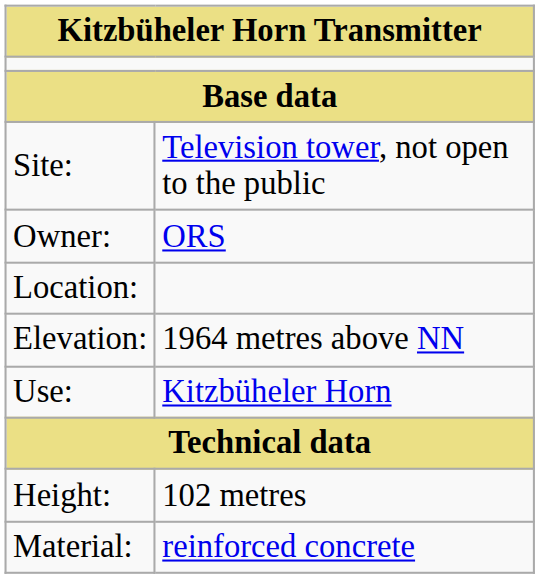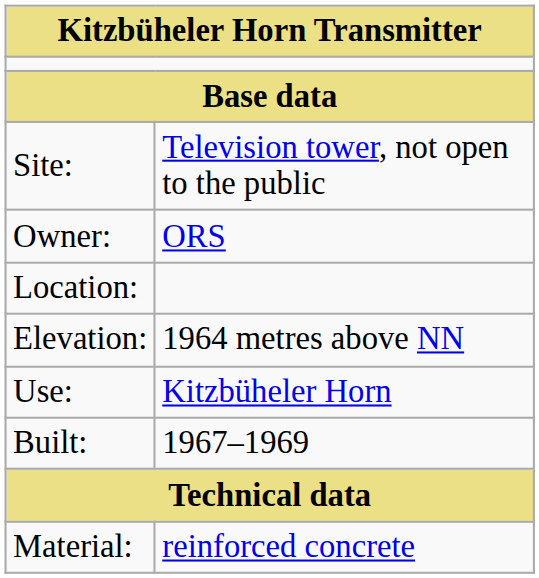+ row: (50, 442)
- row: (62, 494)
